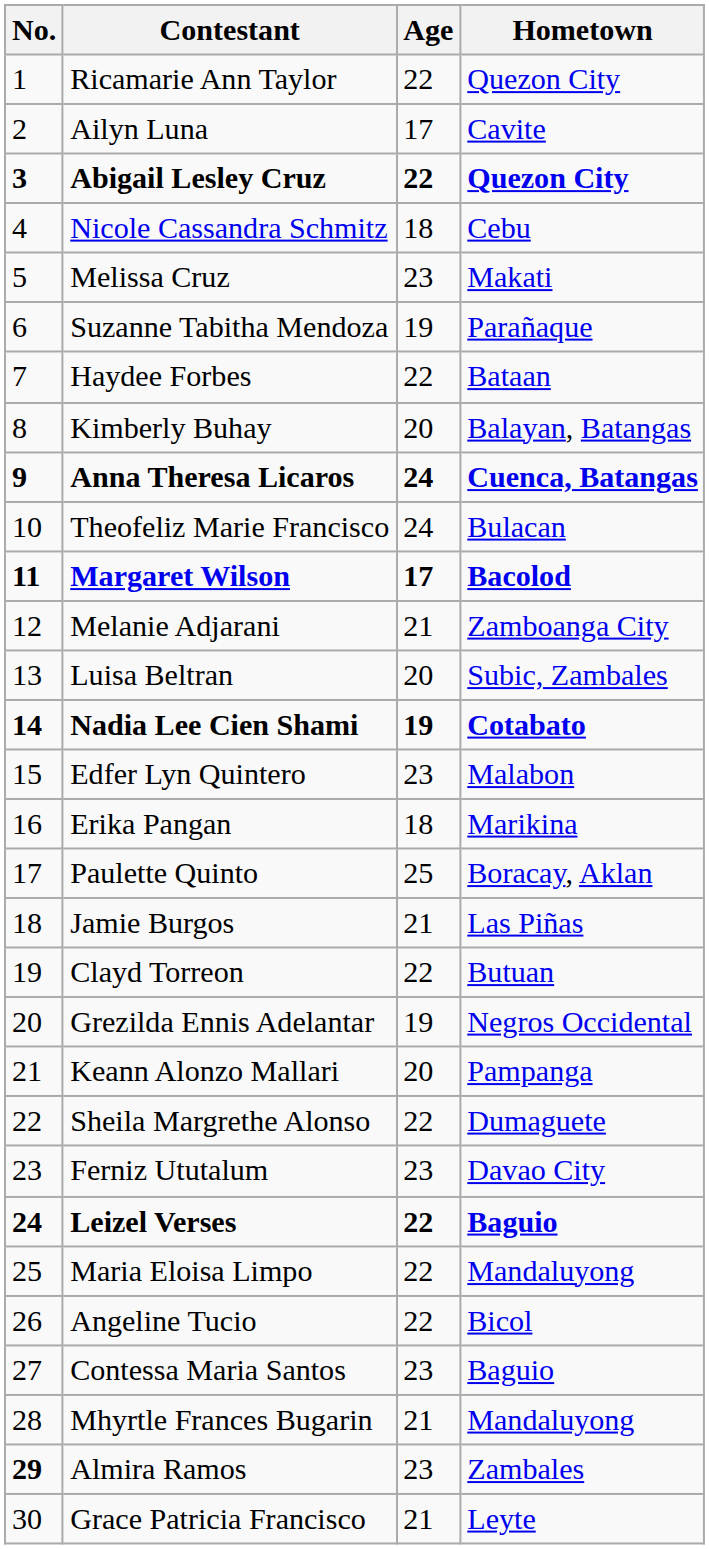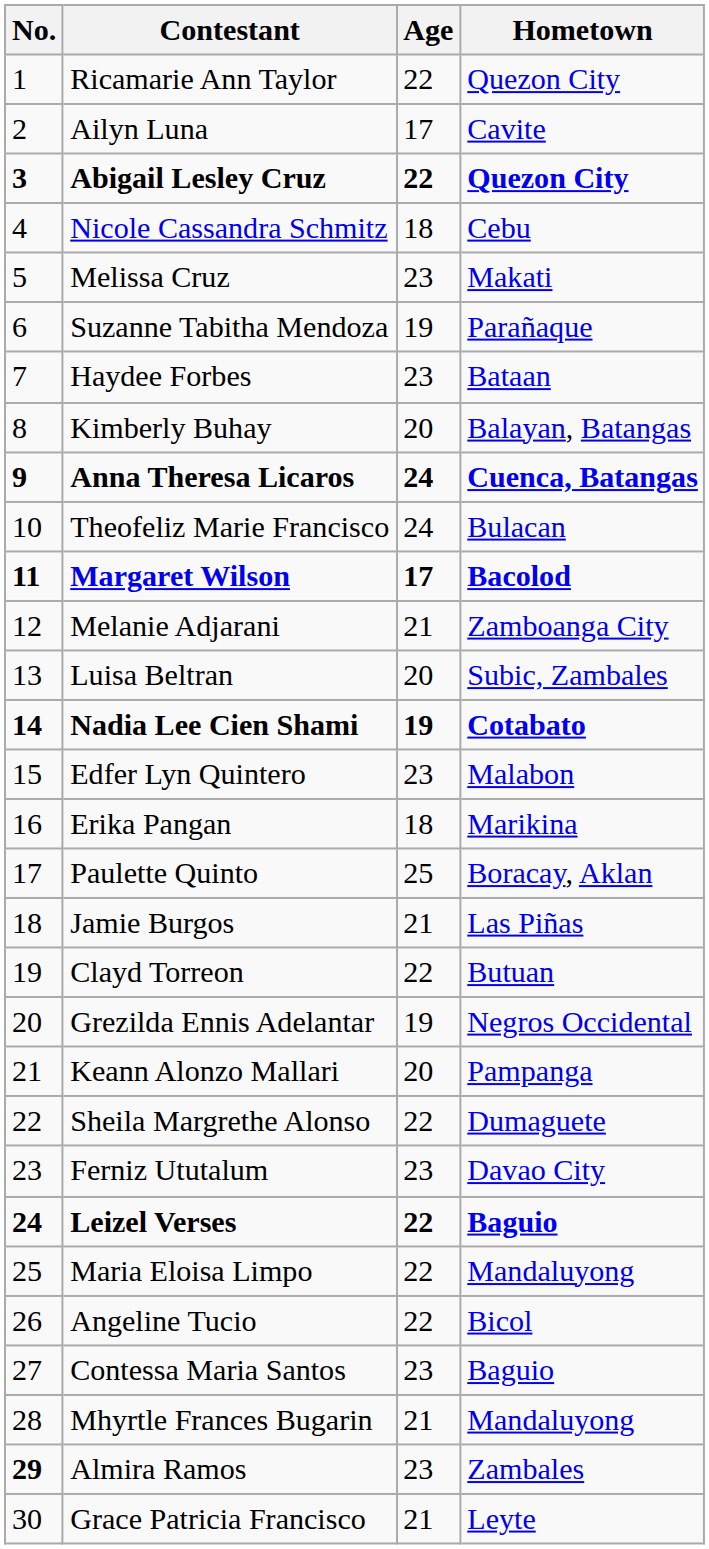(418, 376) 22 -> (418, 376) 23
